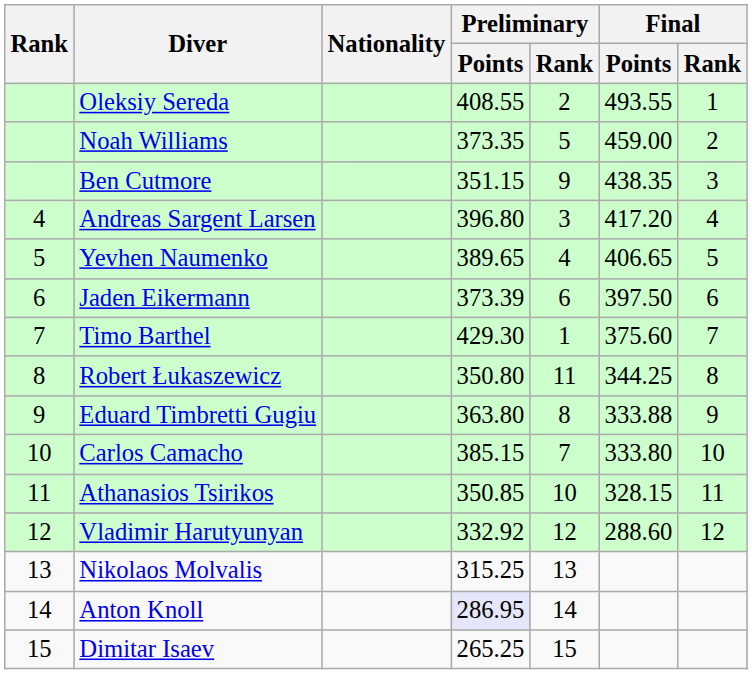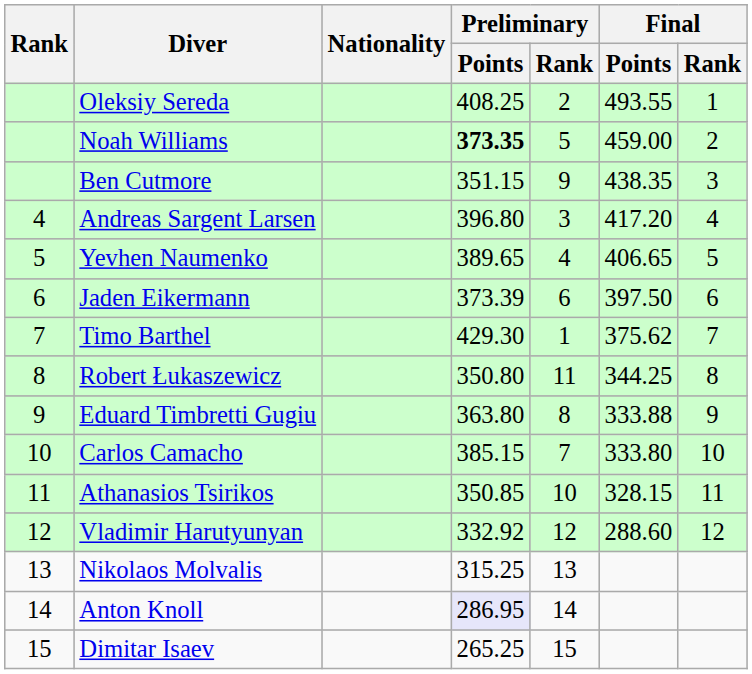(490, 102) 408.55 -> (490, 102) 408.25
(490, 141) normal -> (490, 141) bold
(639, 336) 375.60 -> (639, 336) 375.62
